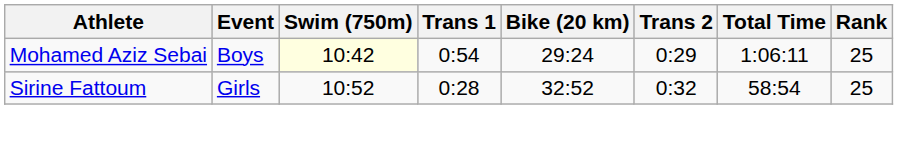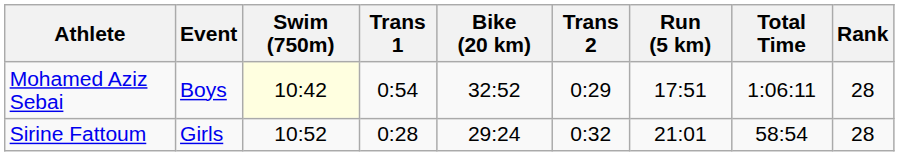+ column: (680, 33)
(568, 55) 29:24 -> (494, 90) 32:52
(862, 55) 25 -> (863, 90) 28
(568, 88) 32:52 -> (494, 135) 29:24
(862, 88) 25 -> (863, 135) 28
